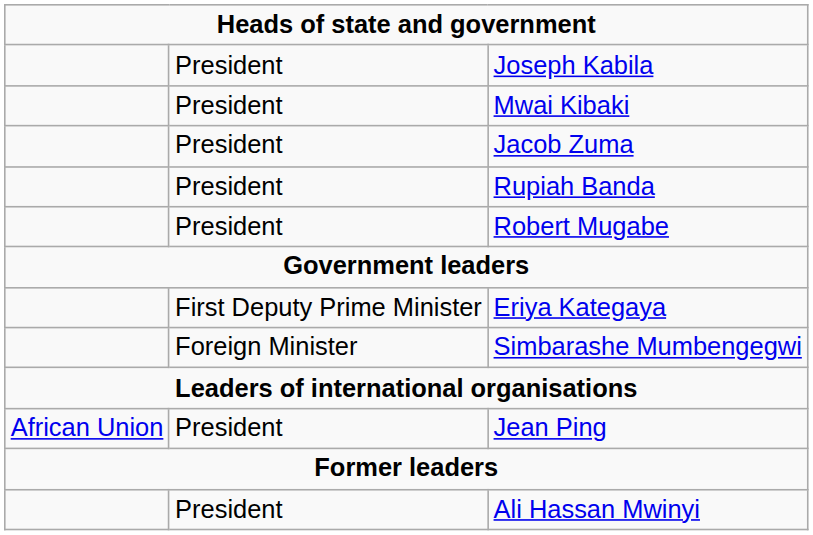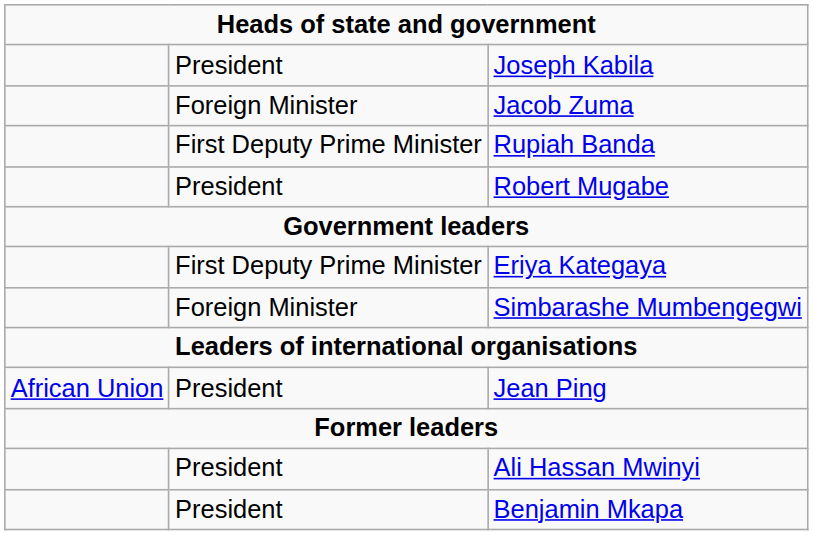- row: (561, 105)
(229, 145) President -> (266, 105) Foreign Minister
(229, 186) President -> (328, 145) First Deputy Prime Minister
+ row: (588, 508)
